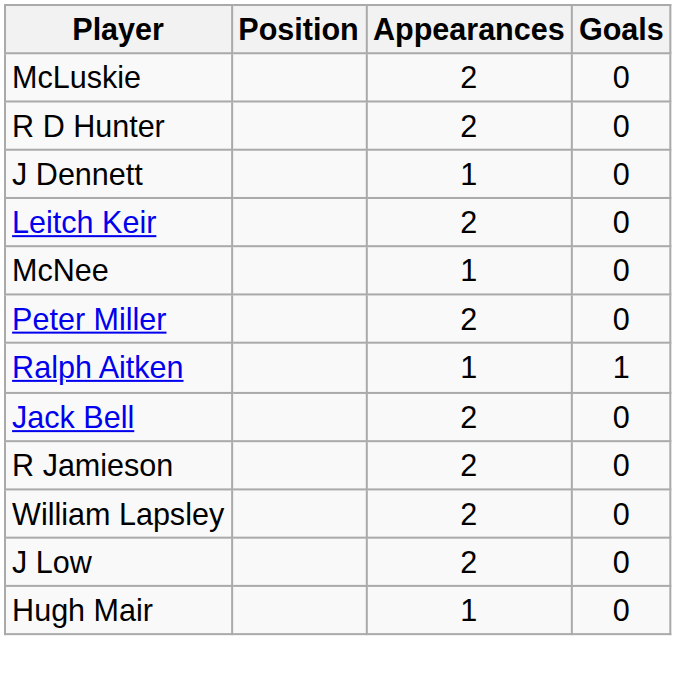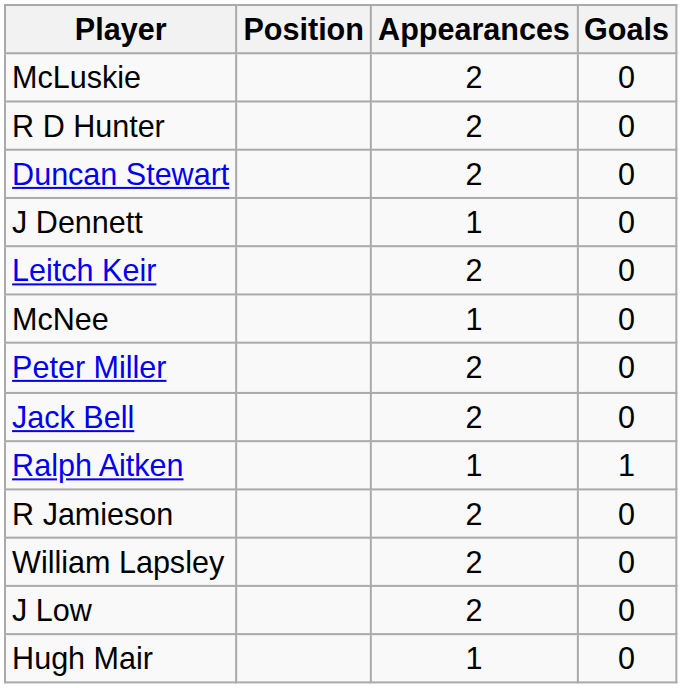+ row: (121, 174)
rows swapped: (98, 368) <-> (73, 416)
